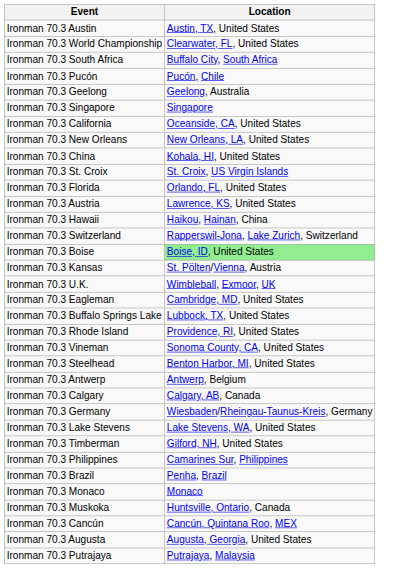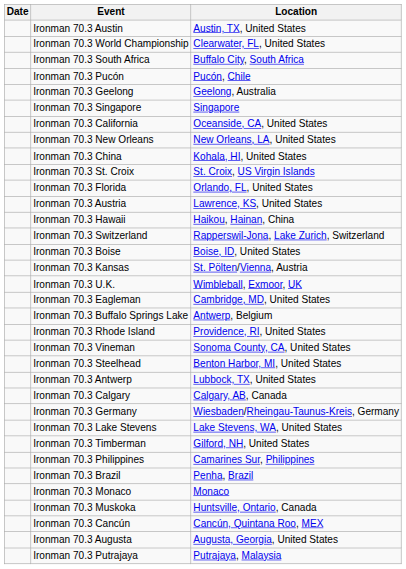+ column: (18, 12)
(220, 252) lightgreen background -> (247, 252) no background
(228, 316) Lubbock, TX, United States -> (233, 316) Antwerp, Belgium
(206, 380) Antwerp, Belgium -> (255, 380) Lubbock, TX, United States
